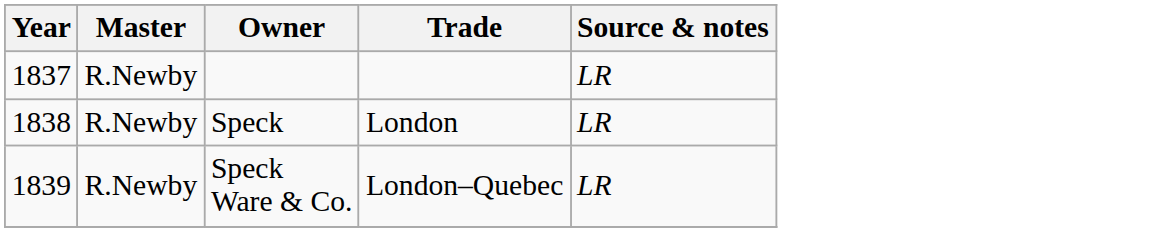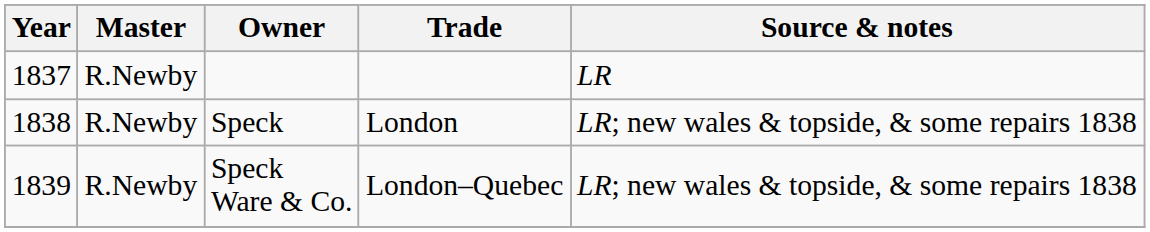(594, 121) LR -> (857, 121) LR; new wales & topside, & some repairs 1838
(594, 185) LR -> (857, 185) LR; new wales & topside, & some repairs 1838
